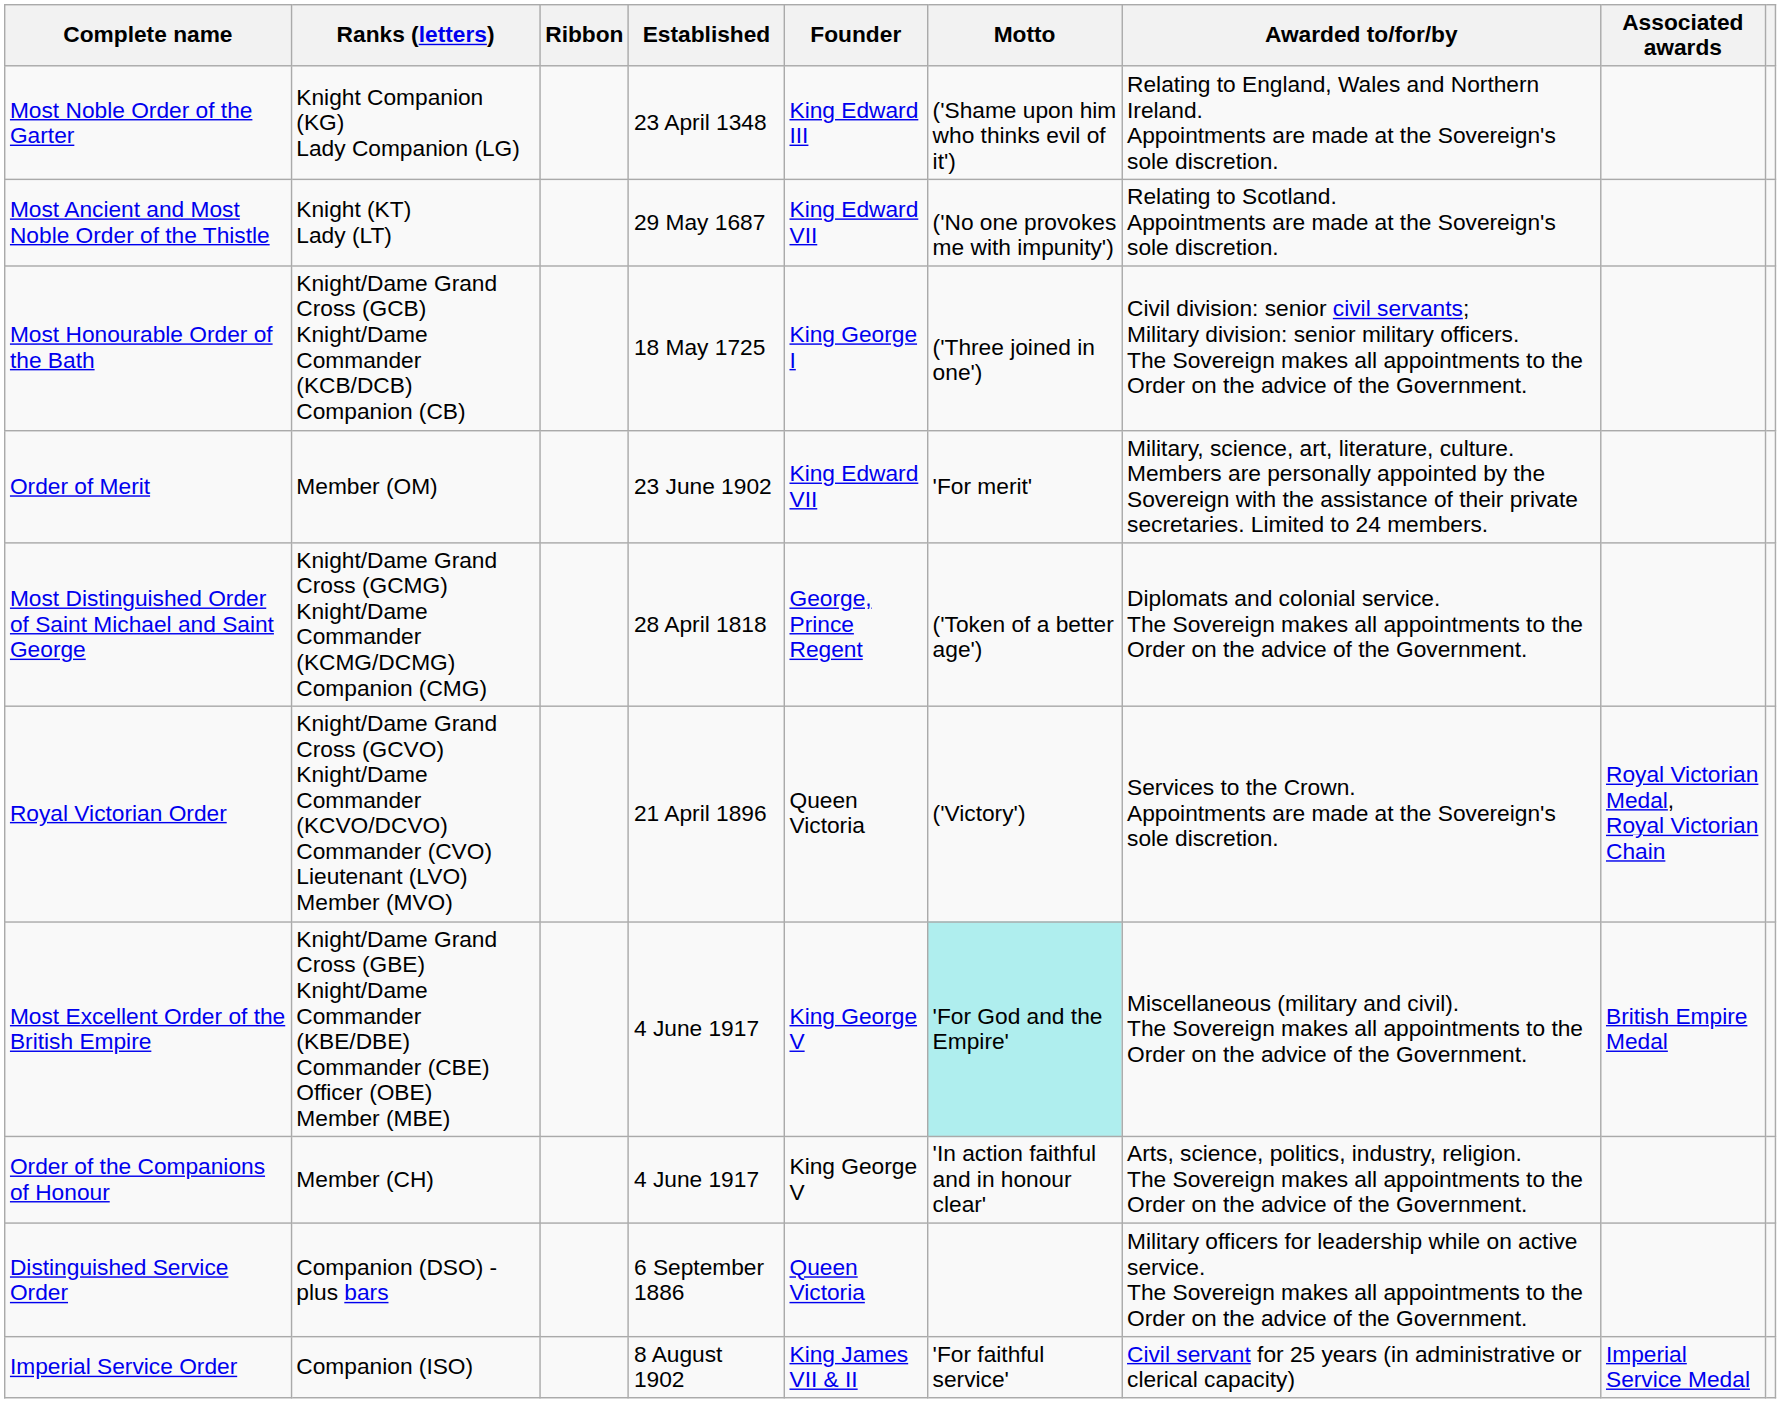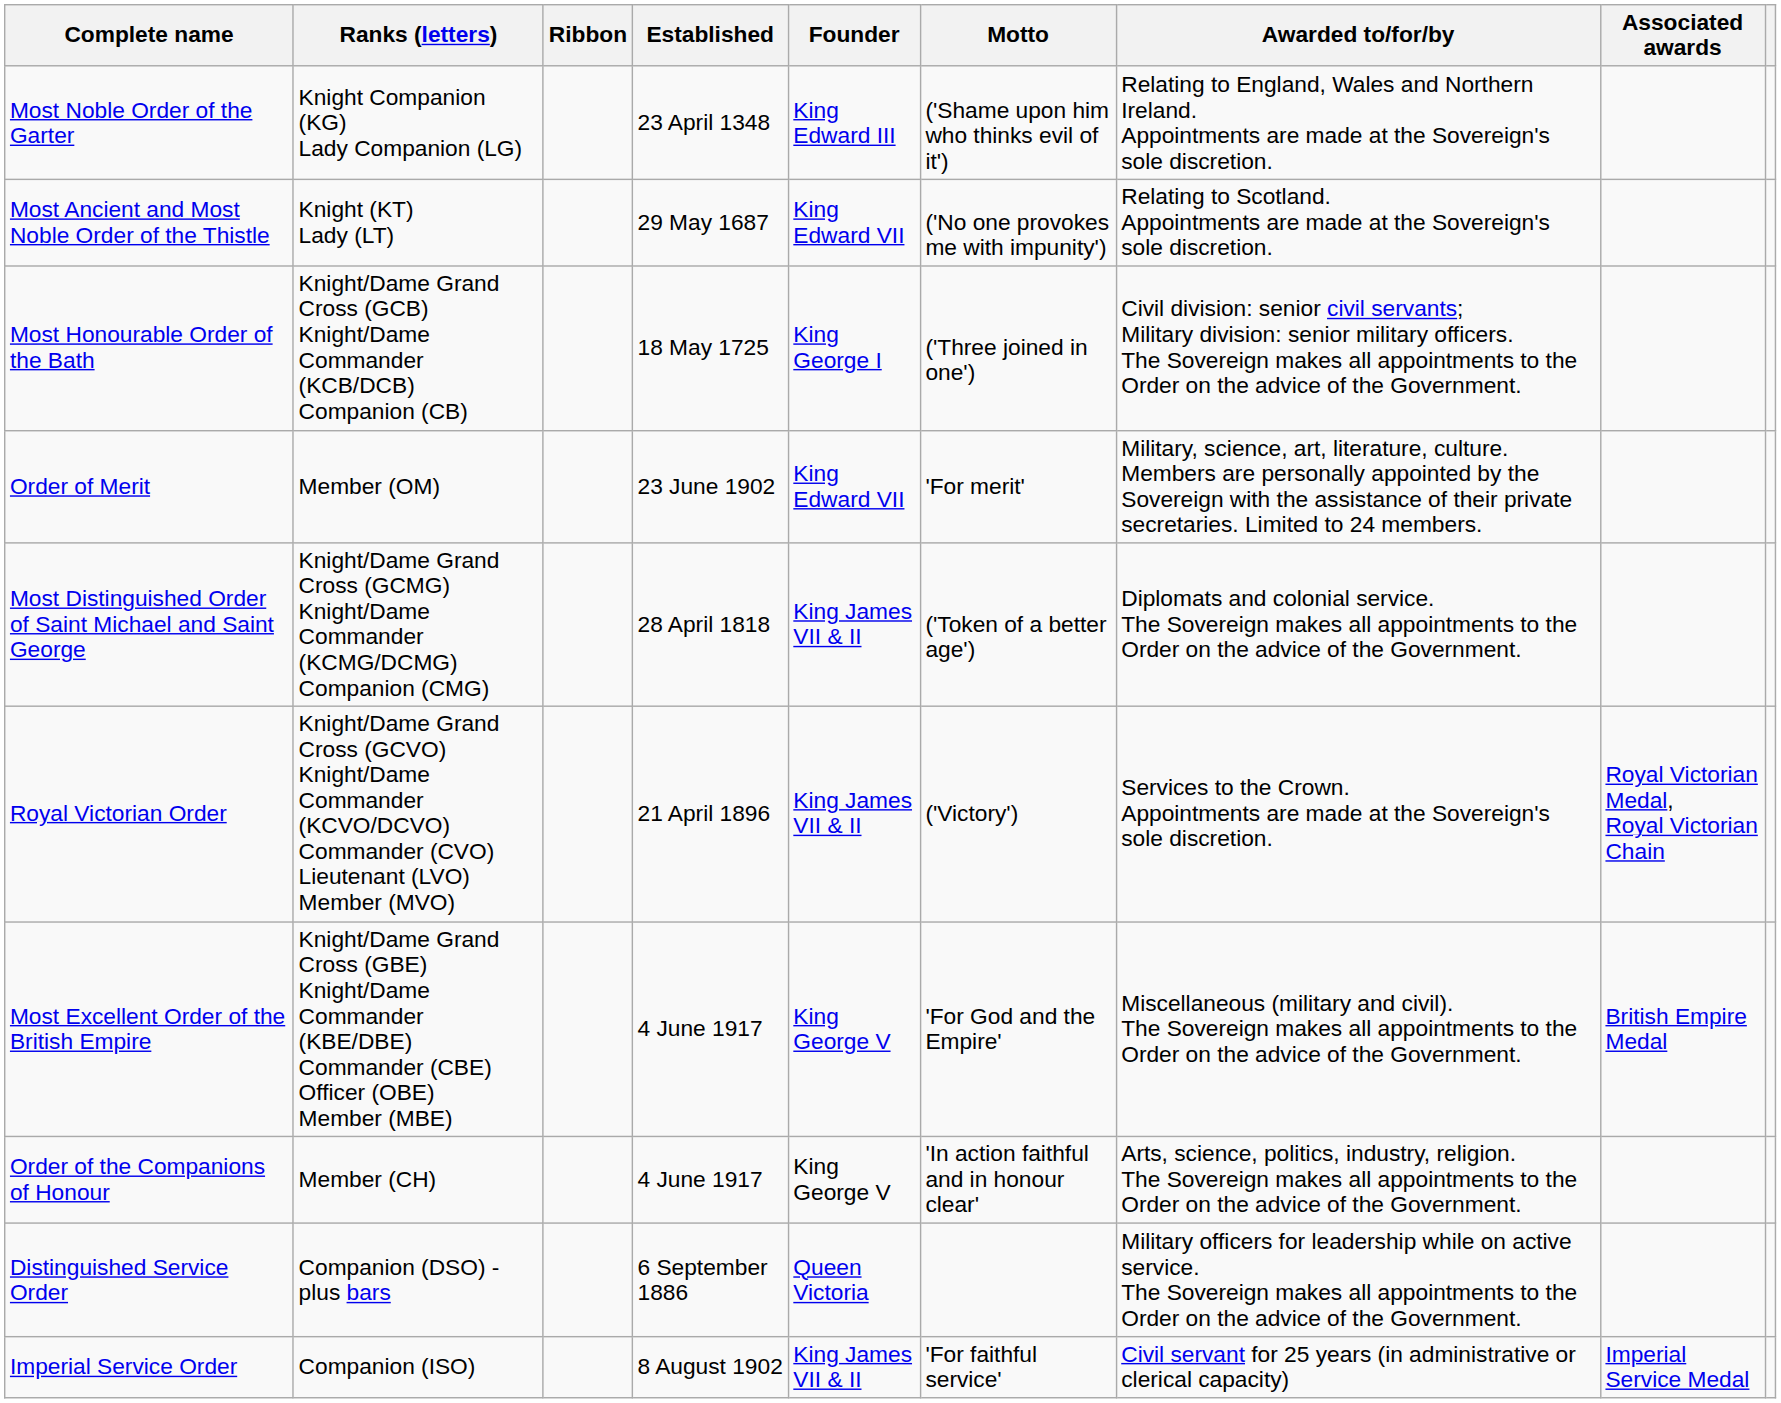(831, 624) George, Prince Regent -> (853, 624) King James VII & II
(827, 813) Queen Victoria -> (853, 813) King James VII & II
(1018, 1028) paleturquoise background -> (1010, 1028) no background
